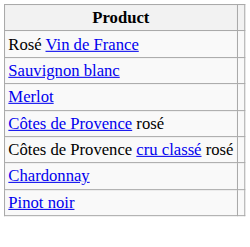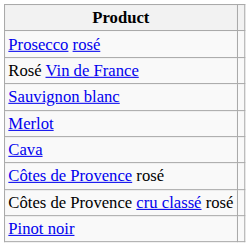+ row: (54, 44)
+ row: (25, 149)
- row: (49, 176)
